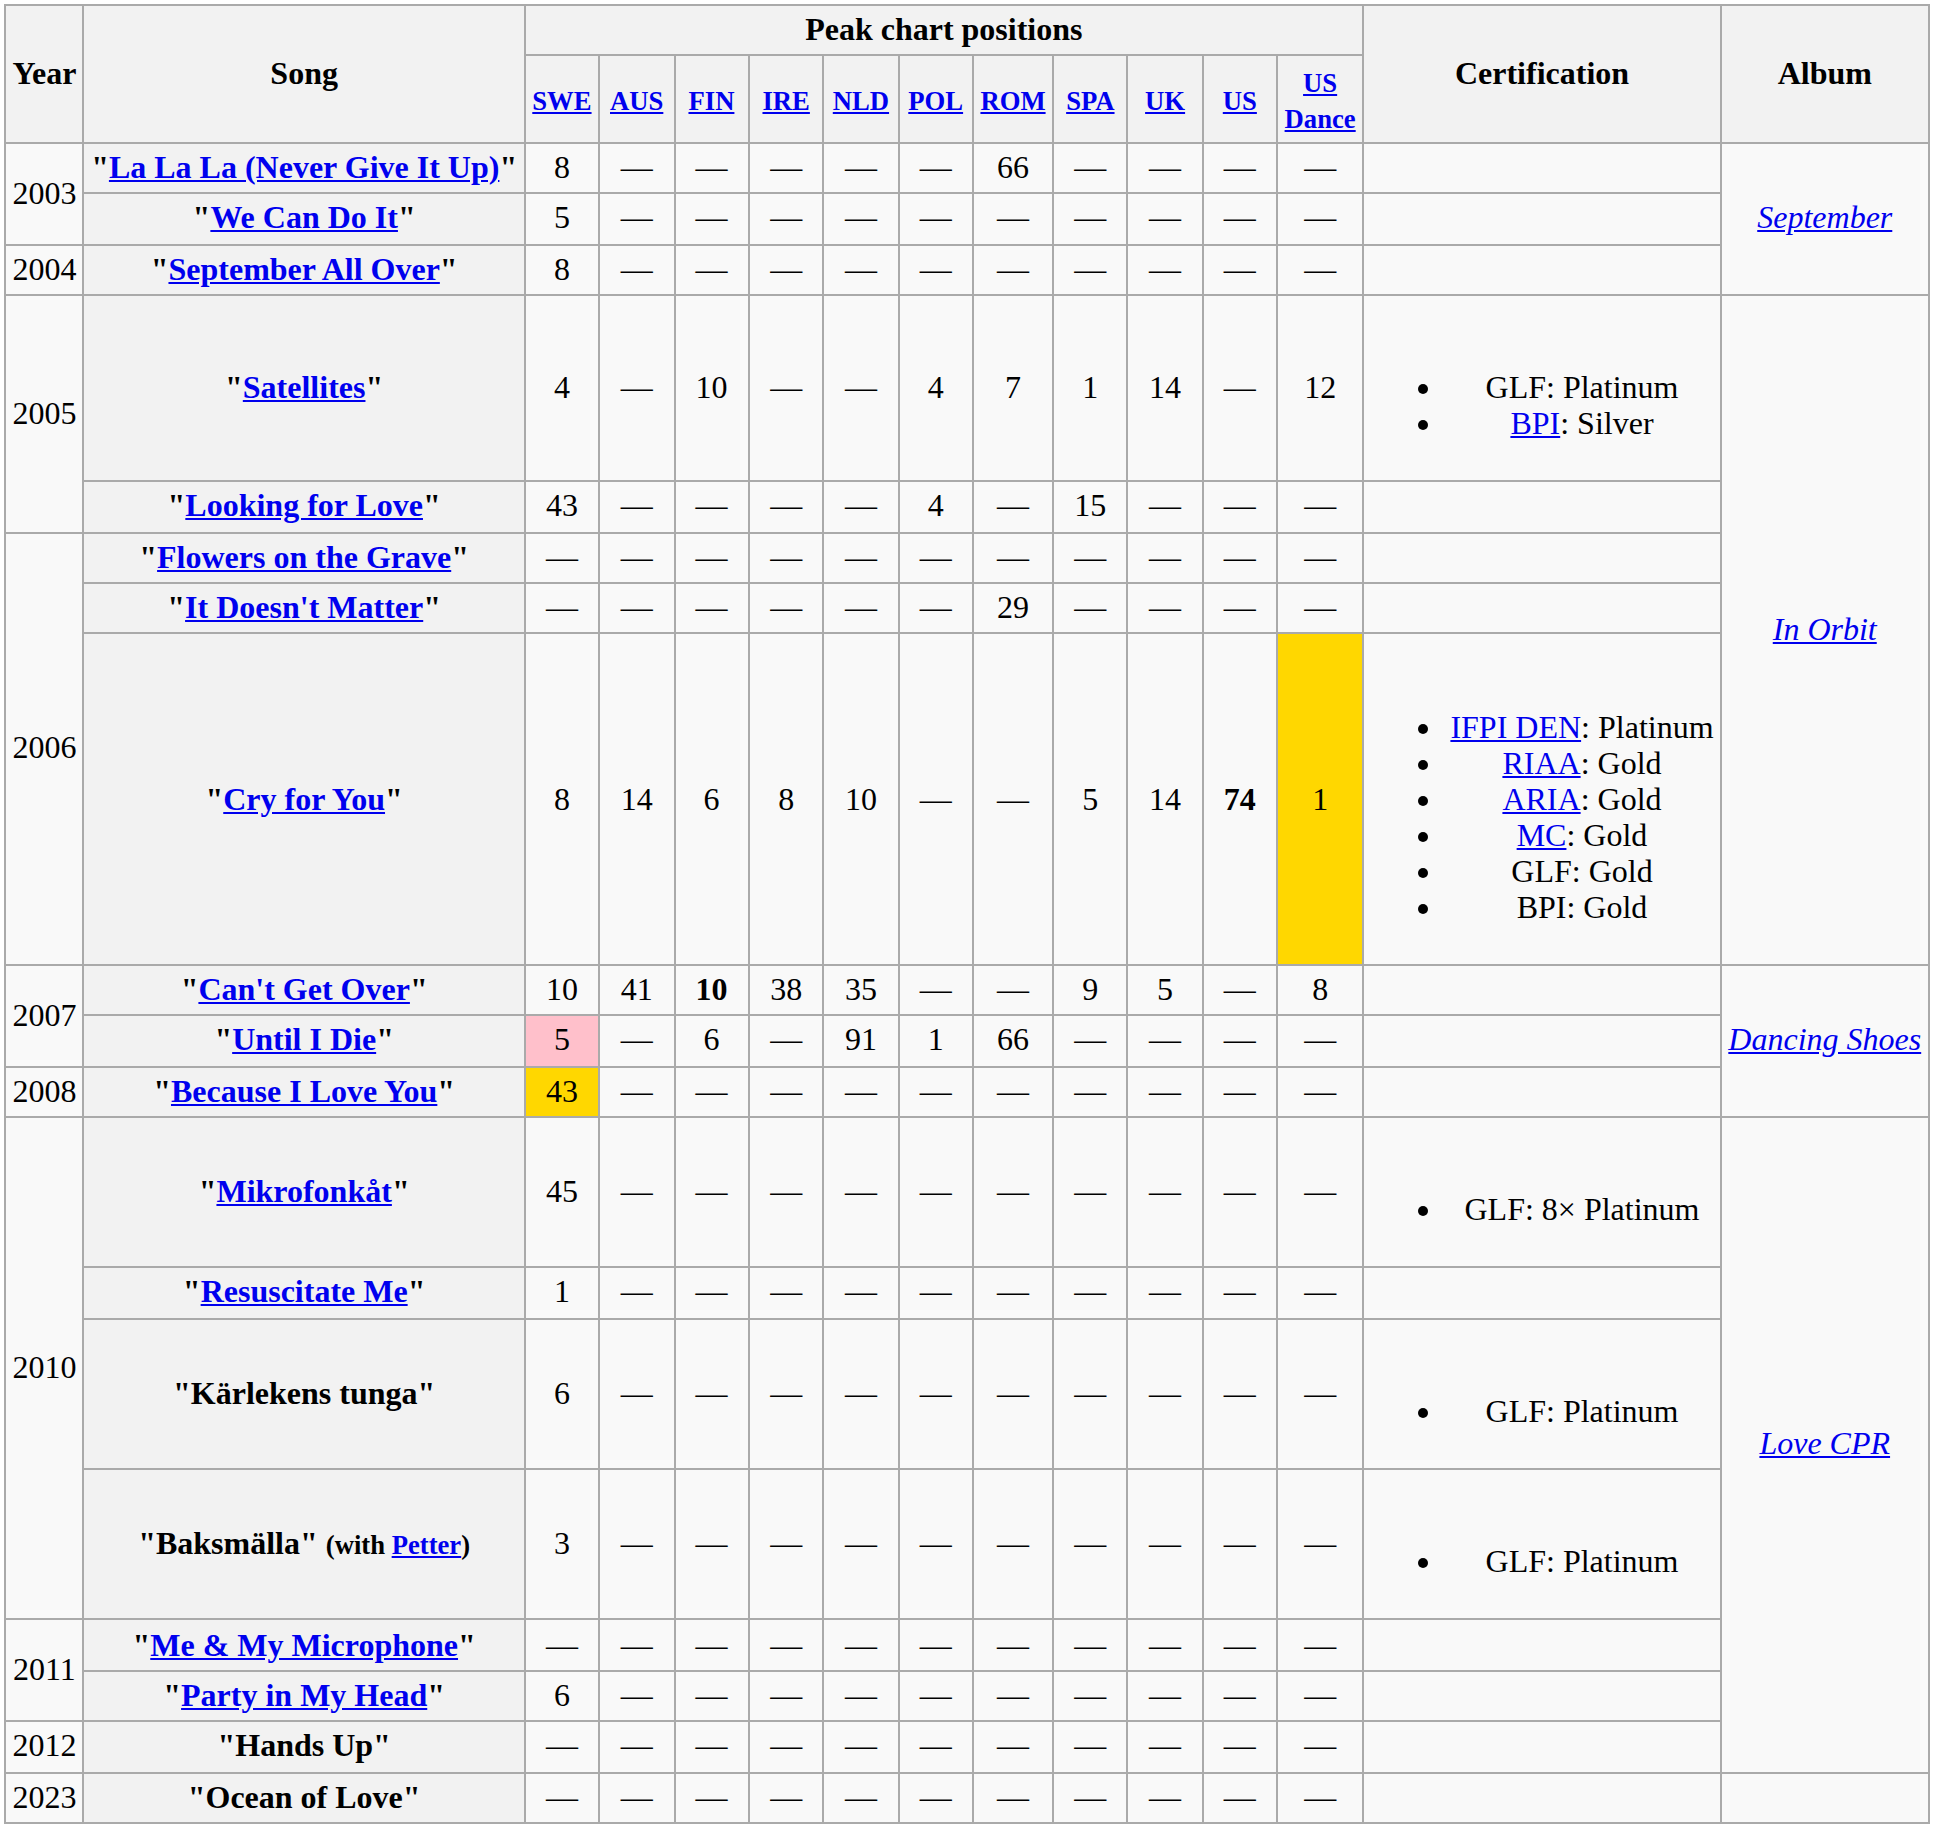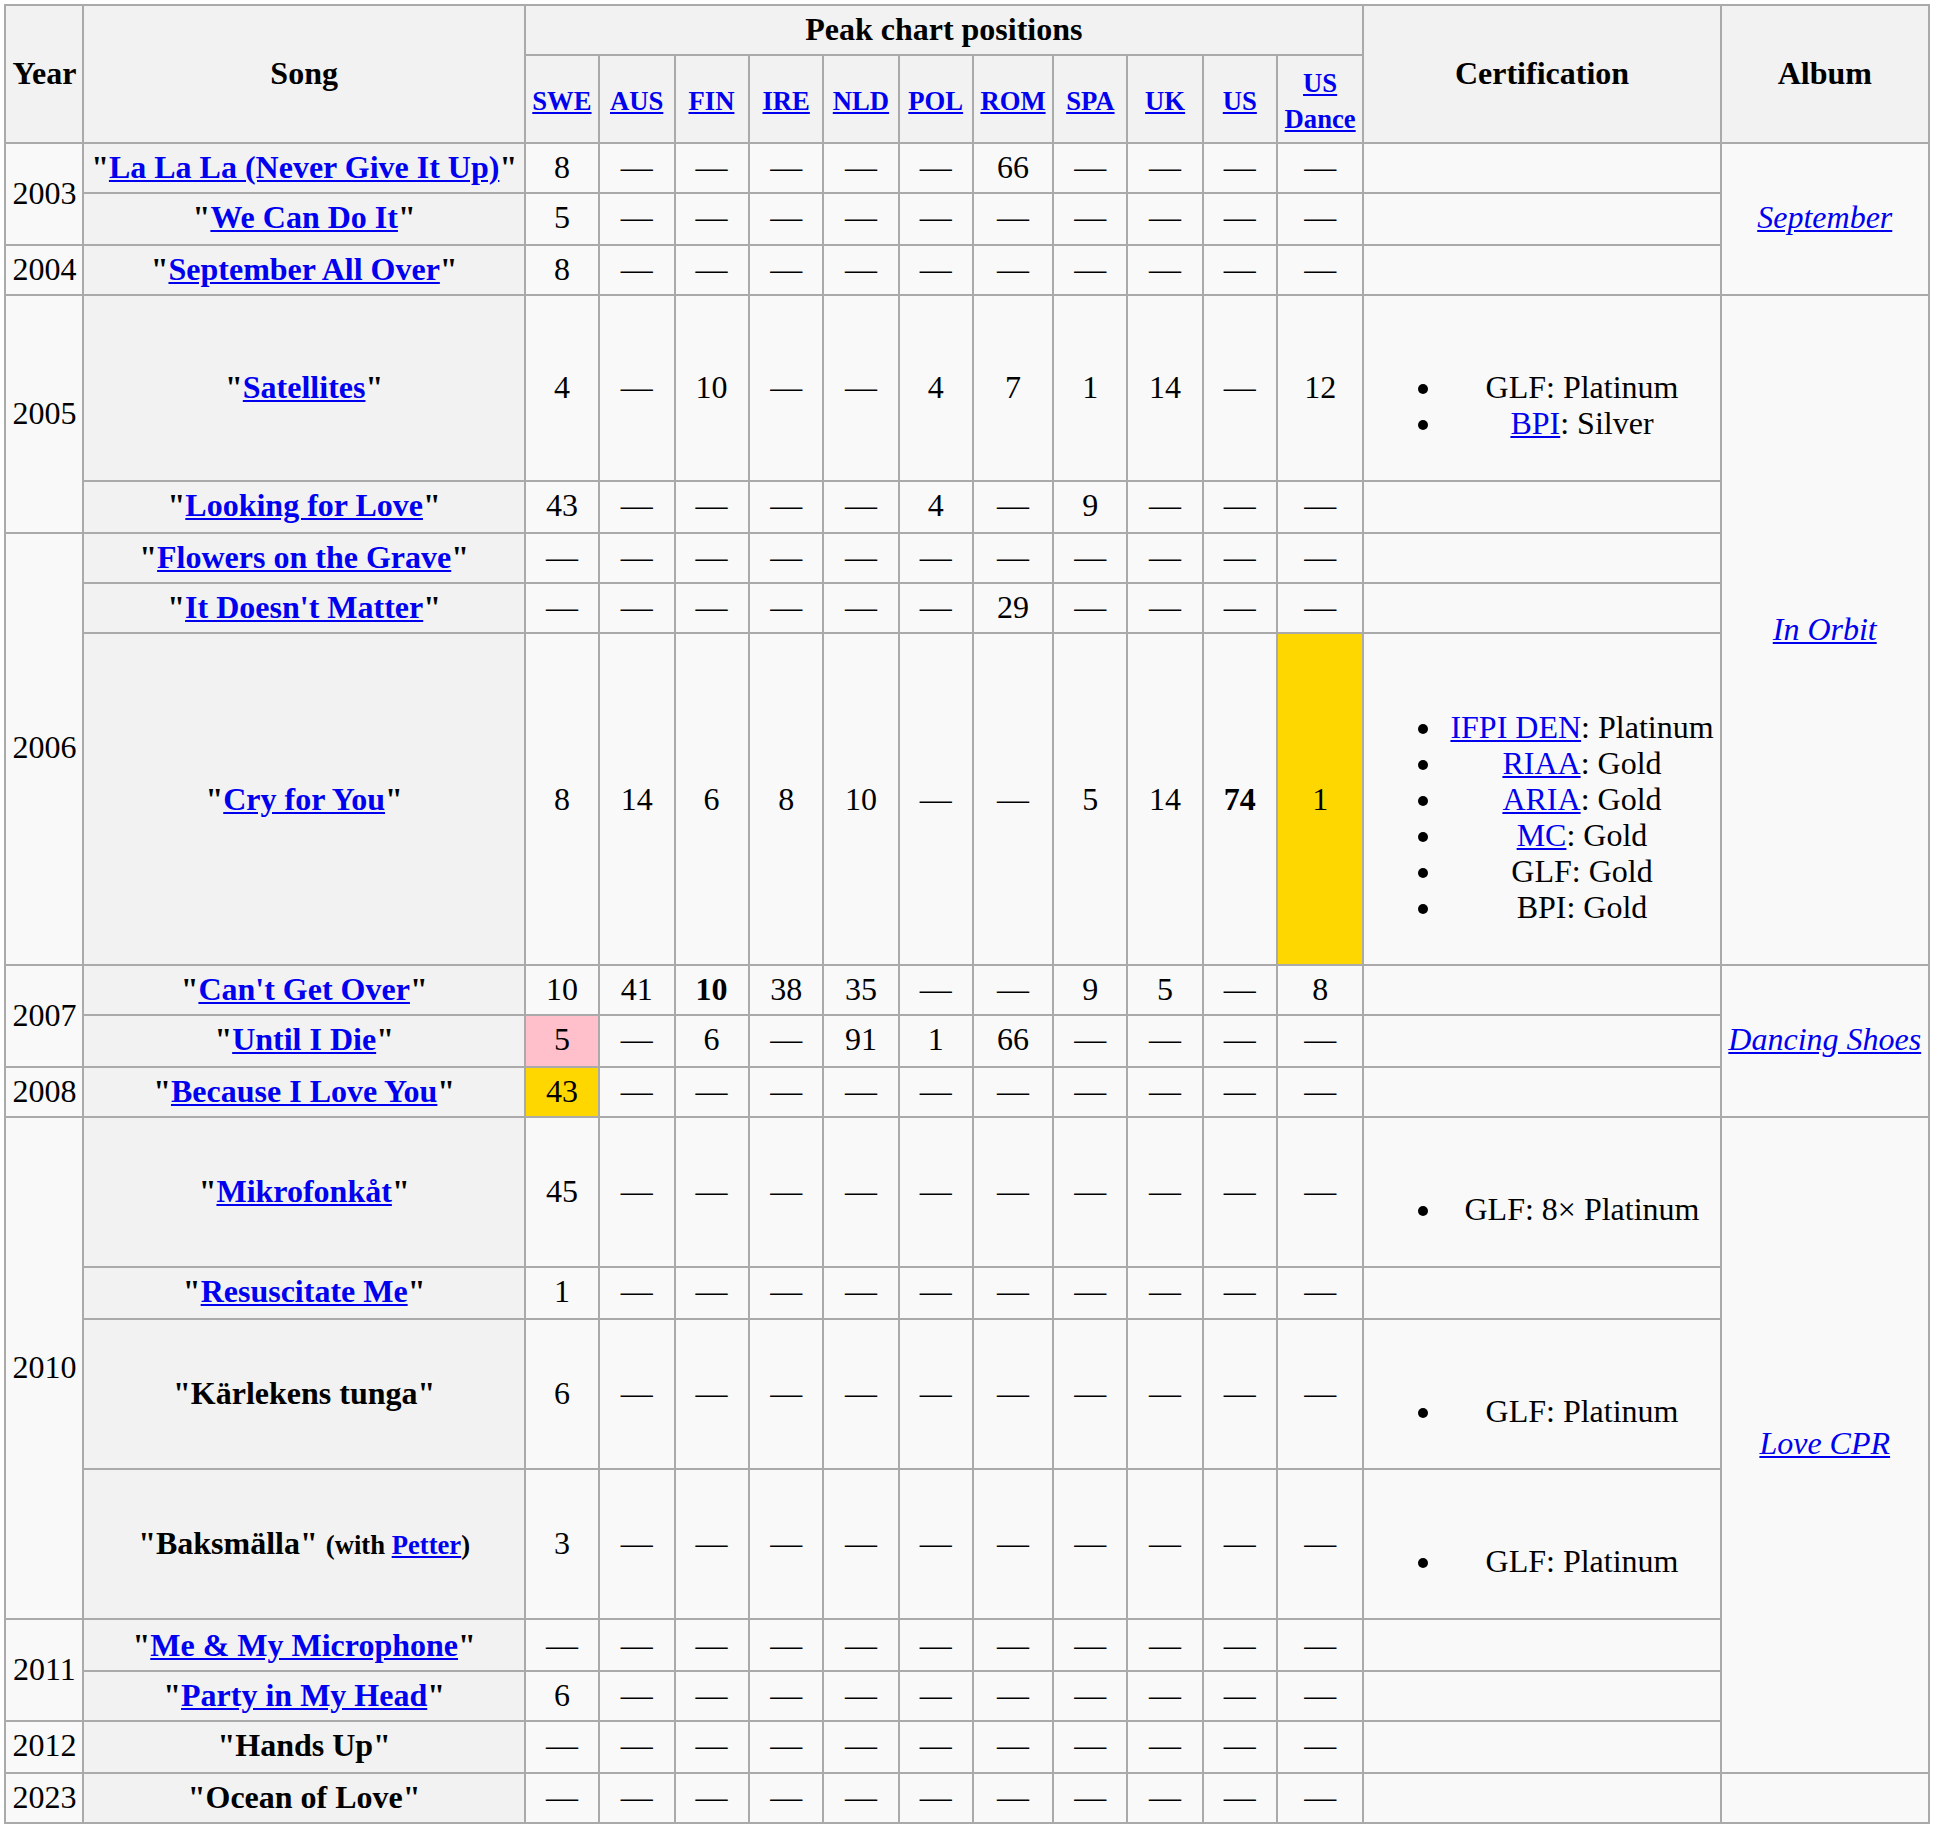(1090, 506) 15 -> (1090, 506) 9
